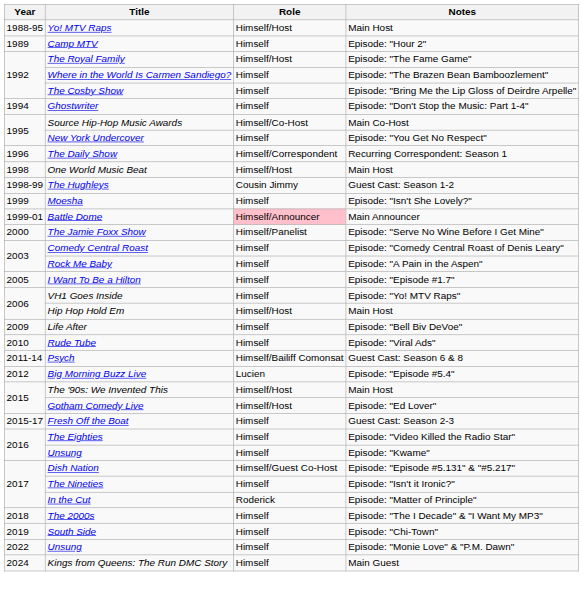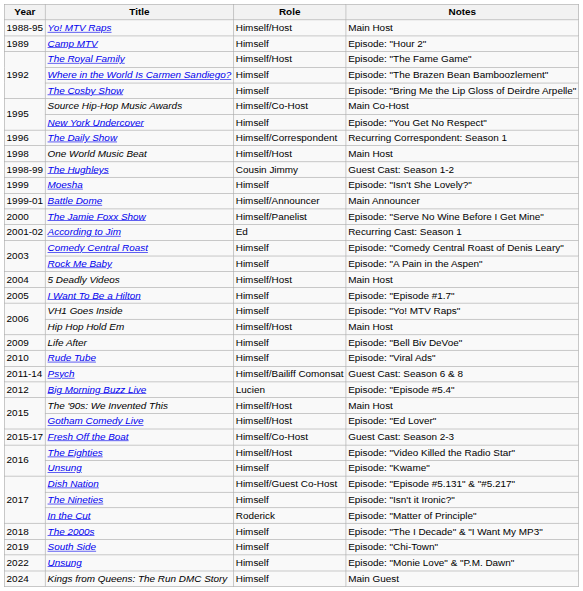- row: (73, 106)
(278, 216) pink background -> (278, 201) no background
+ row: (84, 232)
+ row: (84, 279)
(252, 421) Himself -> (272, 437) Himself/Co-Host
(252, 437) Himself -> (264, 452) Himself/Host
